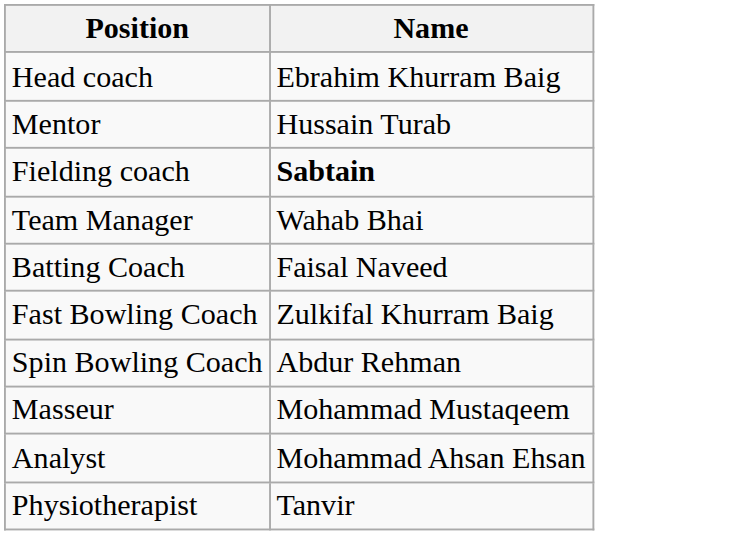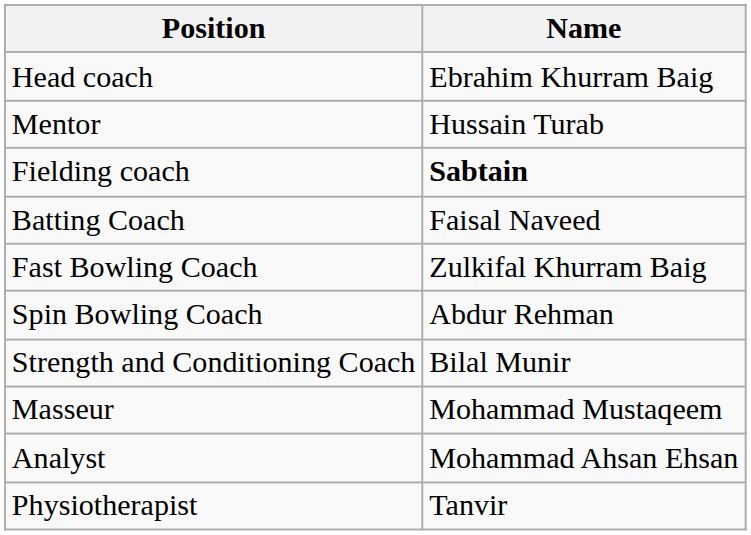- row: (102, 219)
+ row: (214, 362)
